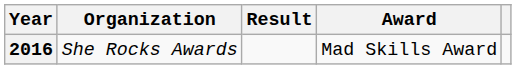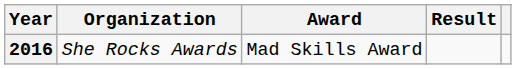columns swapped: (409, 20) <-> (280, 20)
